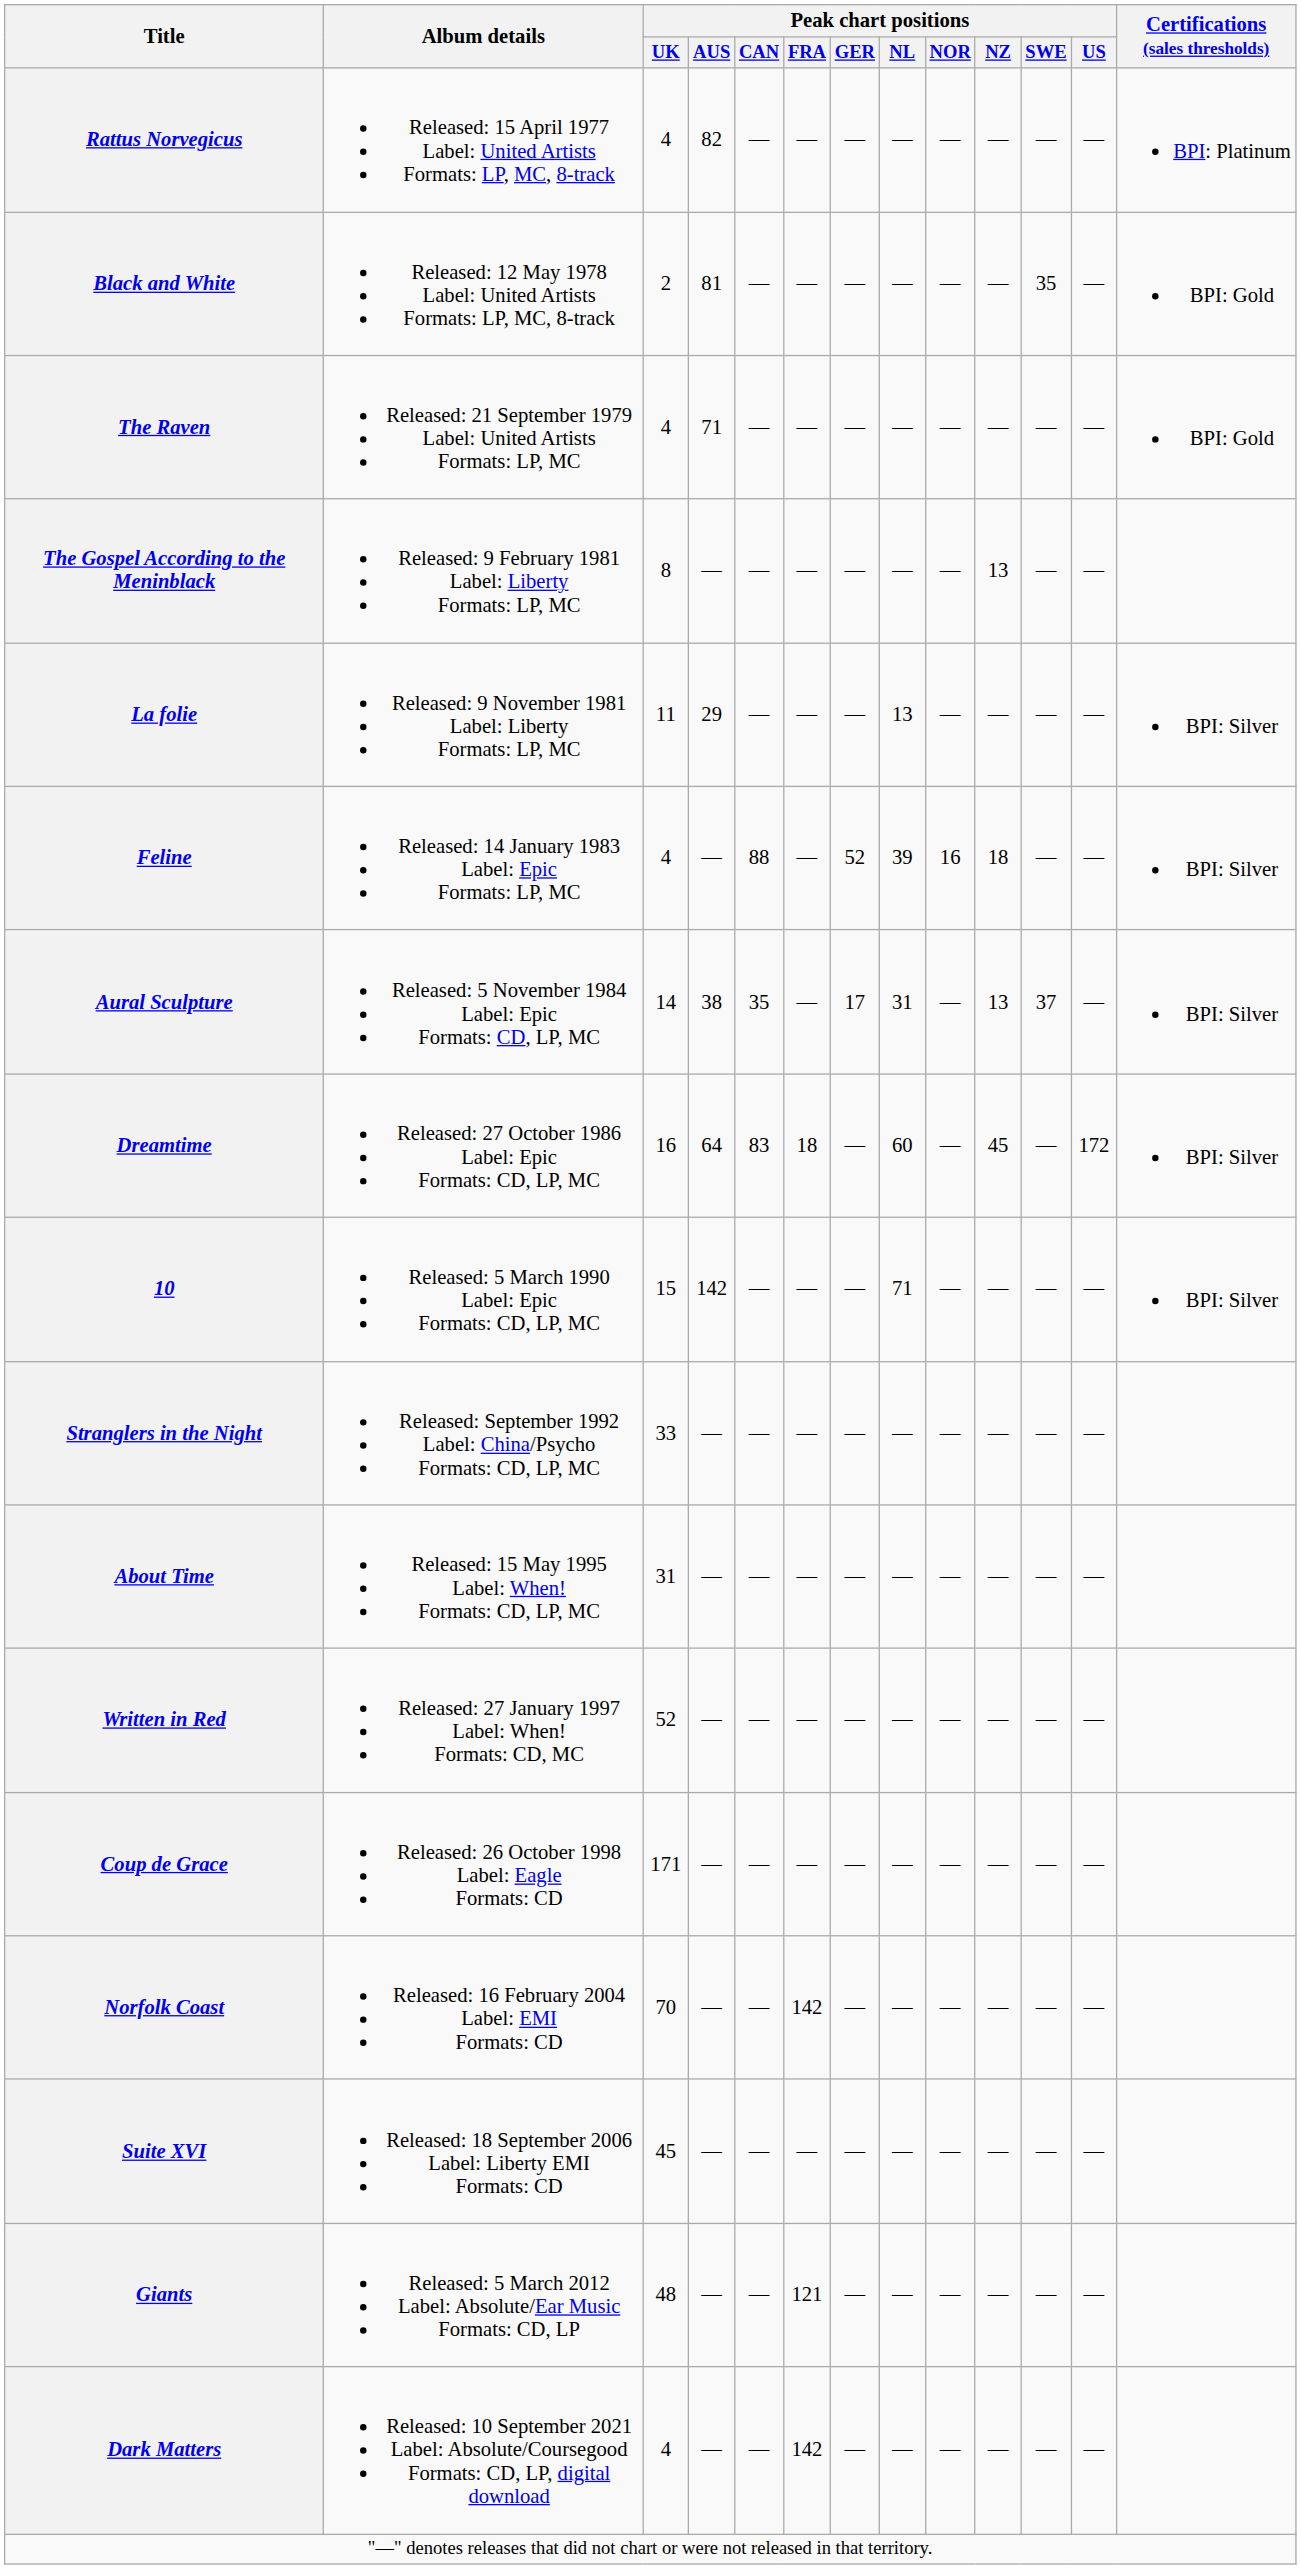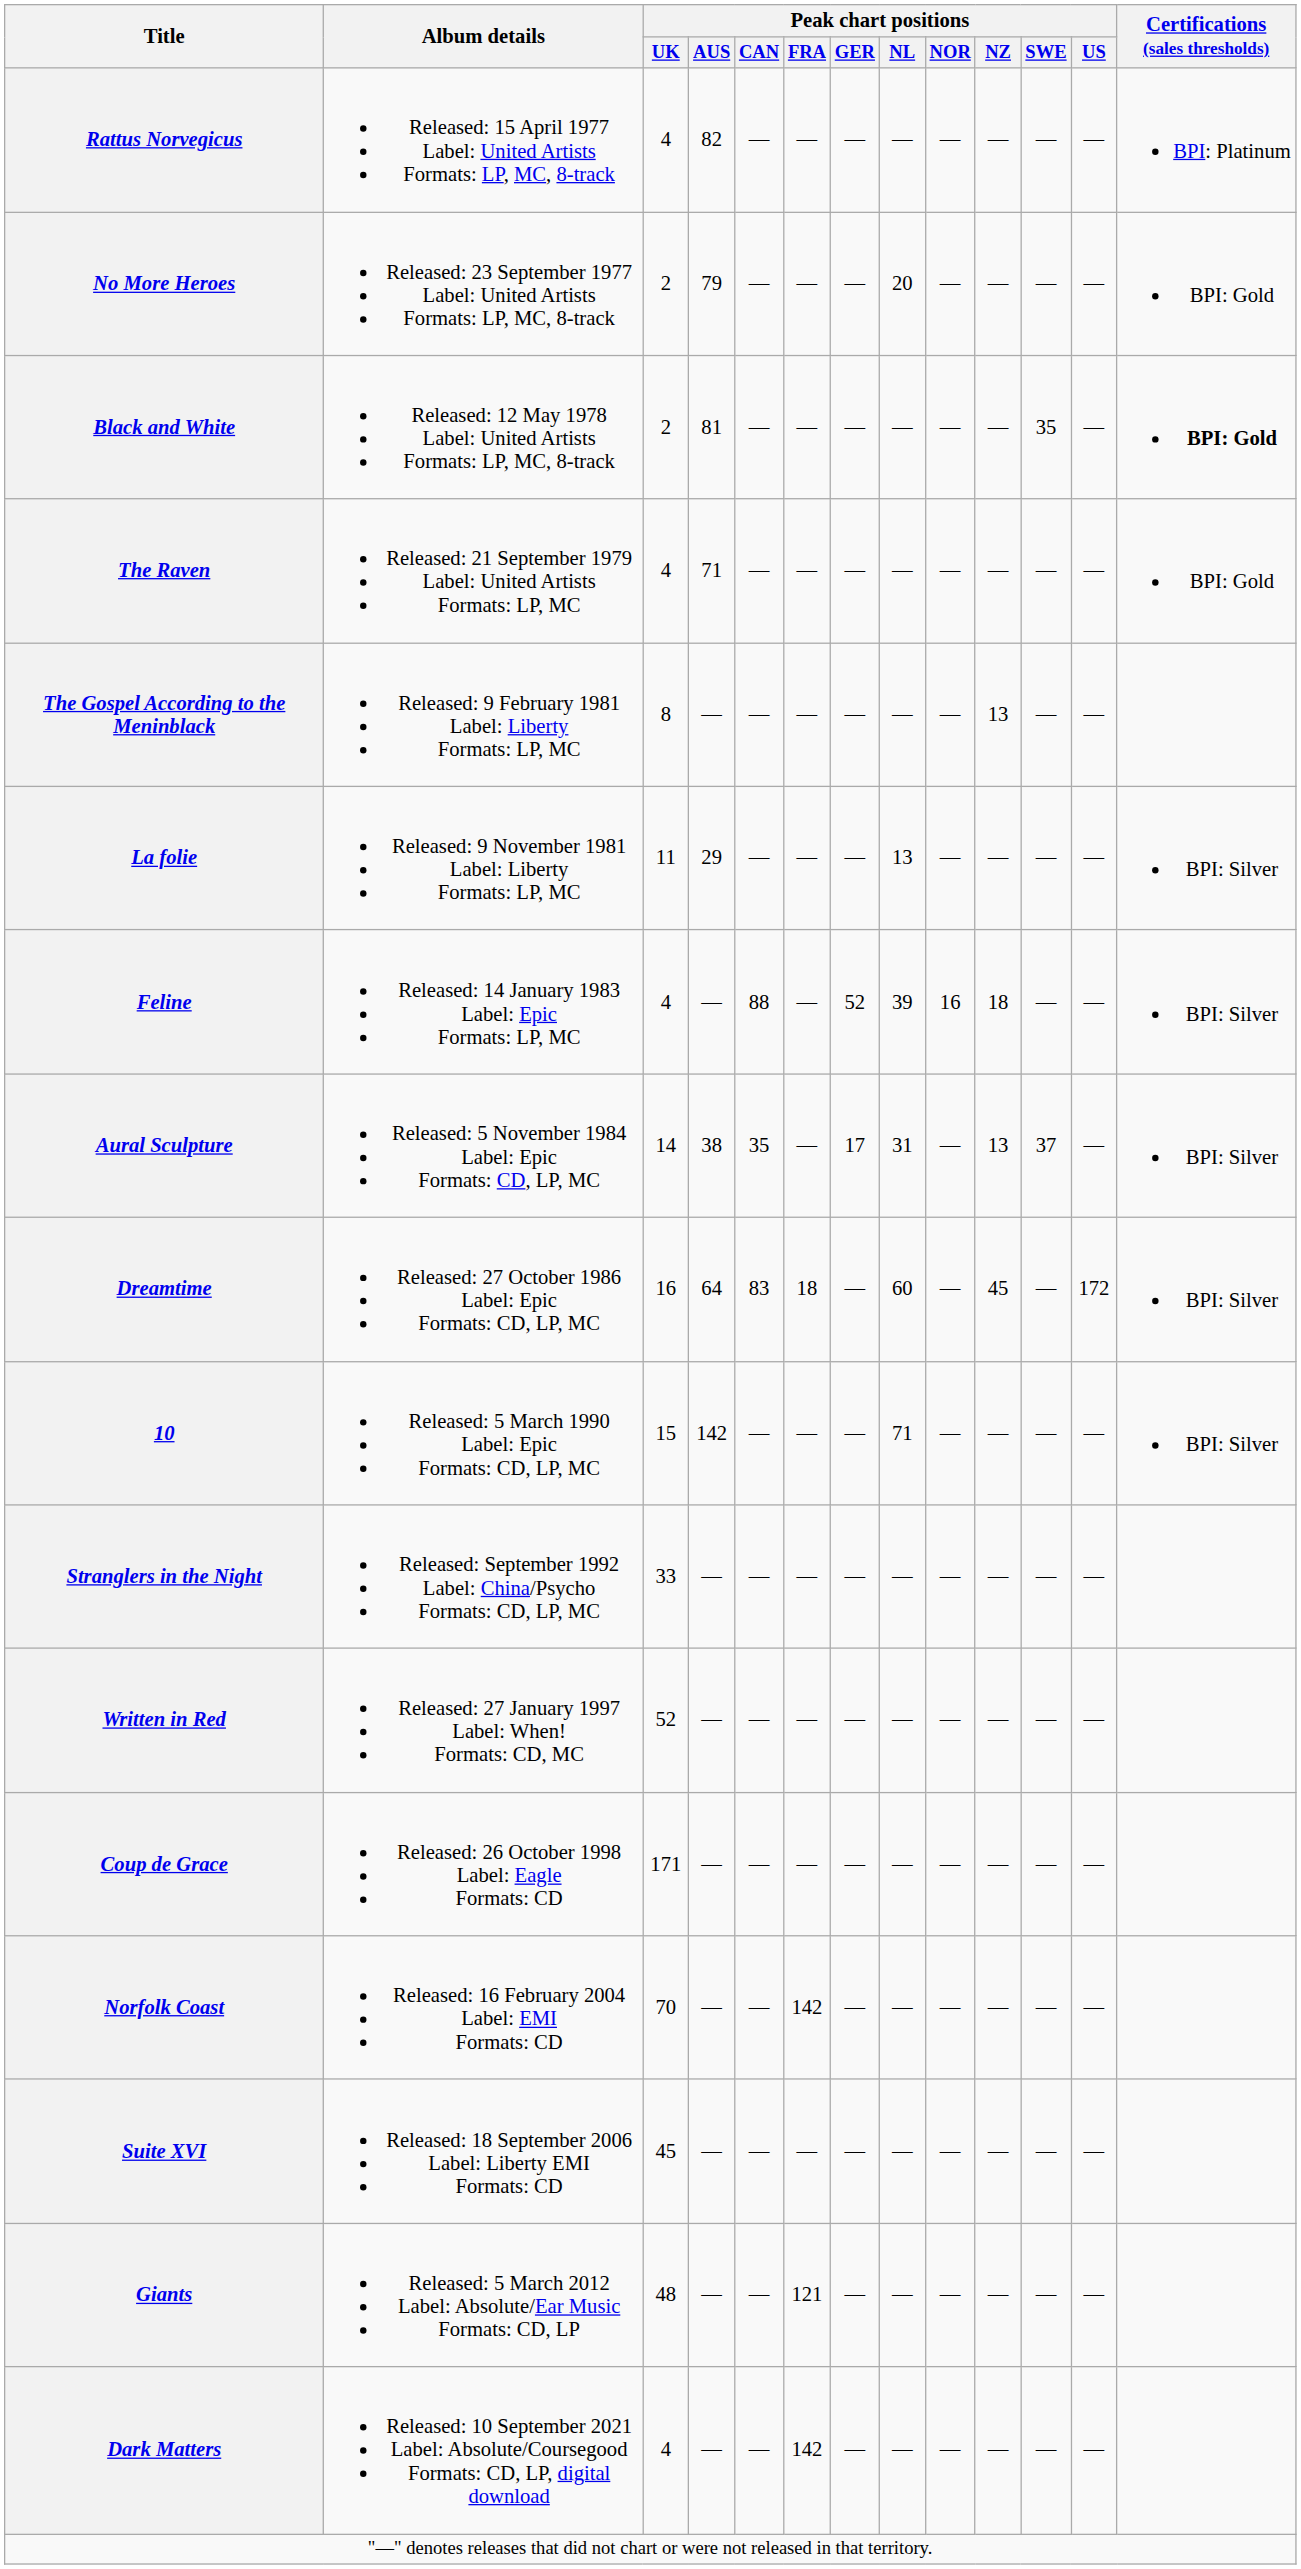+ row: (164, 283)
(1206, 295) normal -> (1206, 439) bold
- row: (164, 1576)
